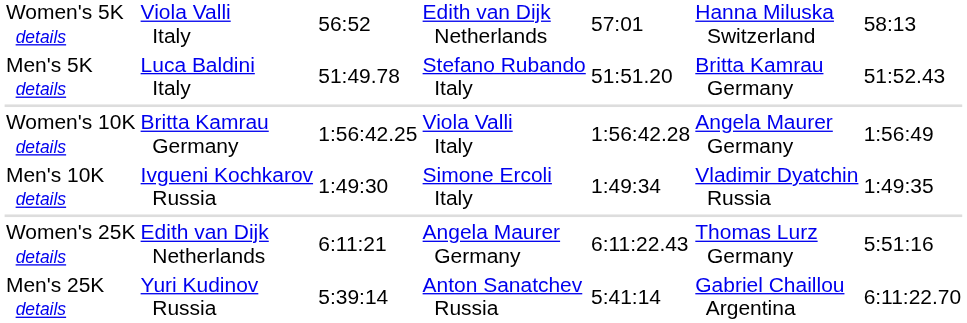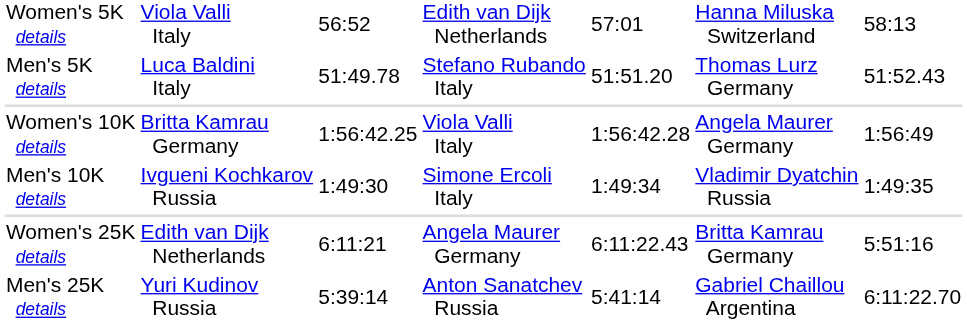(759, 76) Britta Kamrau Germany -> (756, 76) Thomas Lurz Germany
(756, 244) Thomas Lurz Germany -> (759, 244) Britta Kamrau Germany
